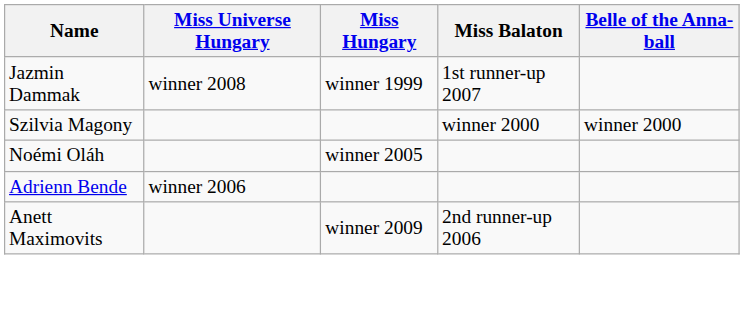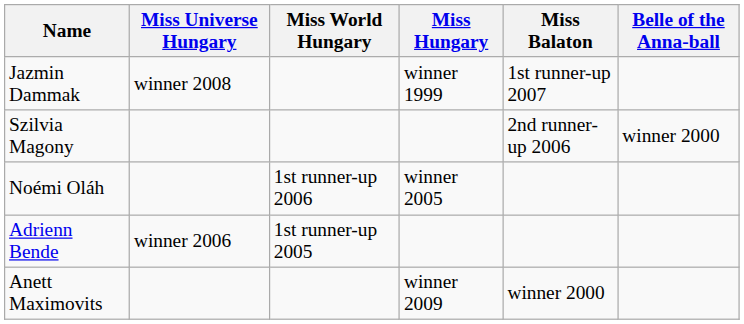+ column: (334, 30)
(491, 124) winner 2000 -> (553, 135) 2nd runner-up 2006
(497, 227) 2nd runner-up 2006 -> (556, 293) winner 2000
